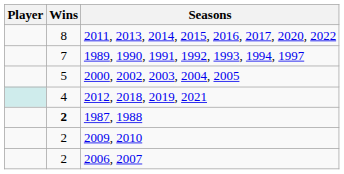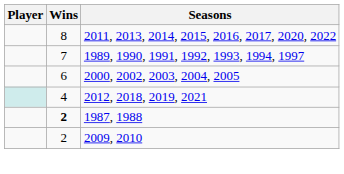(64, 76) 5 -> (64, 76) 6
- row: (113, 158)
